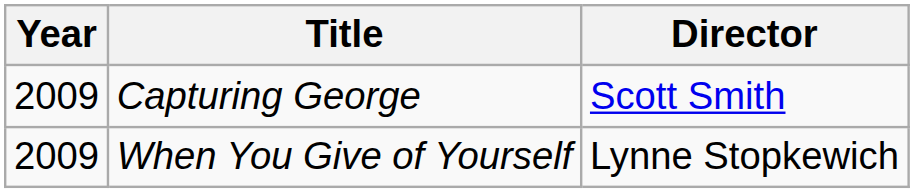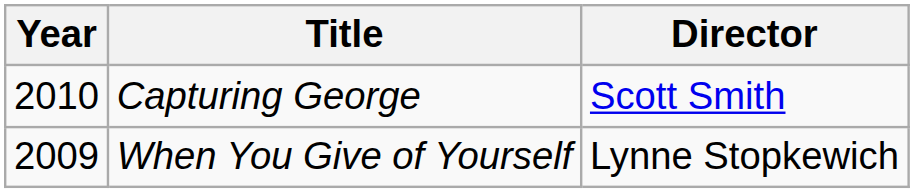(57, 95) 2009 -> (57, 95) 2010
